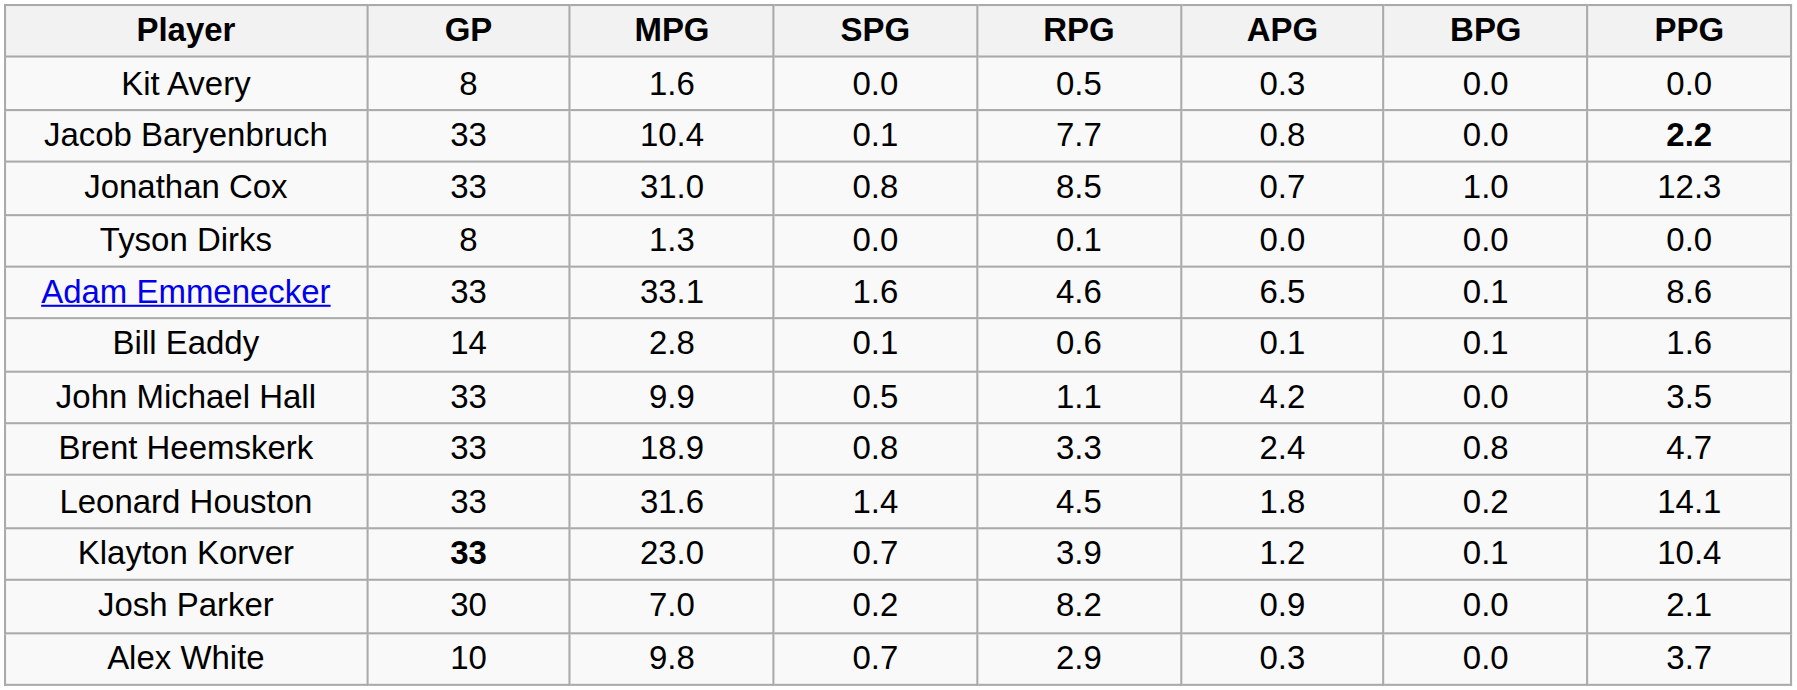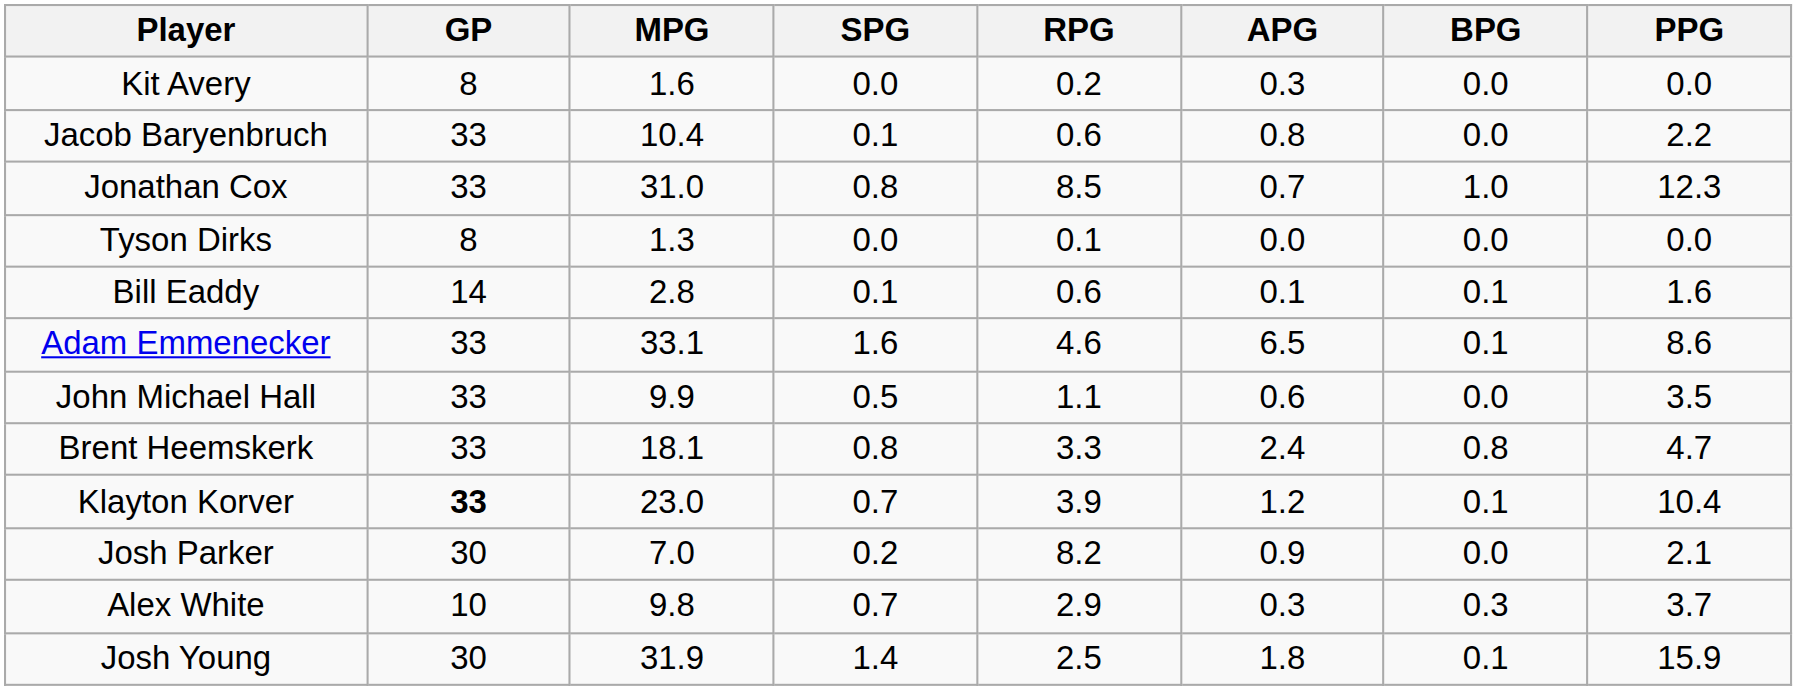(1079, 82) 0.5 -> (1079, 82) 0.2
(1079, 135) 7.7 -> (1079, 135) 0.6
(1689, 135) bold -> (1689, 135) normal
rows swapped: (186, 344) <-> (186, 291)
(1282, 396) 4.2 -> (1282, 396) 0.6
(672, 448) 18.9 -> (672, 448) 18.1
- row: (186, 501)
(1486, 657) 0.0 -> (1486, 605) 0.3
+ row: (186, 657)
